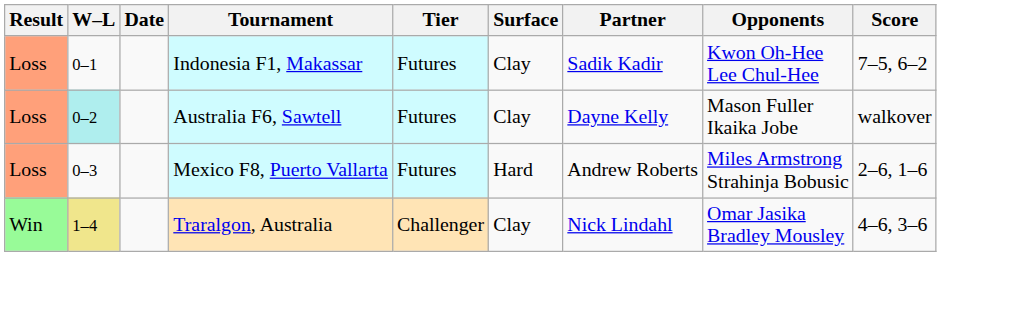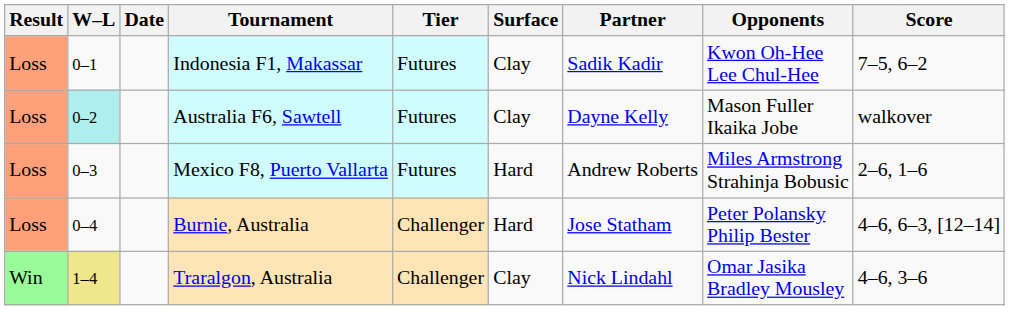+ row: (241, 224)
